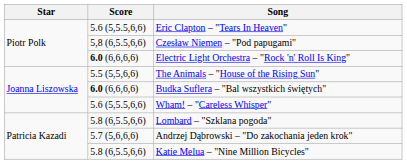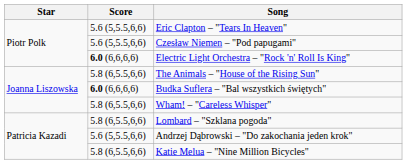(118, 43) 5,8 (6,5.5,6,6) -> (118, 43) 5.6 (5,5.5,6,6)
(114, 74) 5.5 (5,5,6,6) -> (118, 74) 5.8 (6,5.5,6,6)
(118, 105) 5.6 (5,5.5,6,6) -> (118, 105) 5.8 (6,5.5,6,6)
(114, 136) 5.7 (5,6,6,6) -> (118, 136) 5.6 (5,5.5,6,6)
